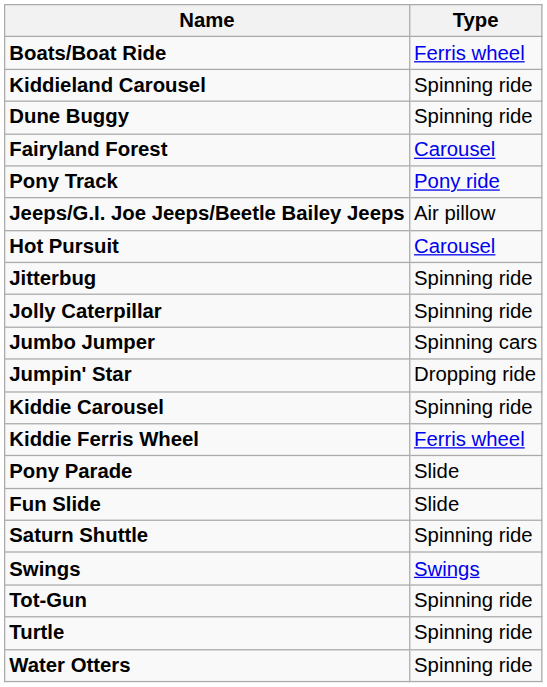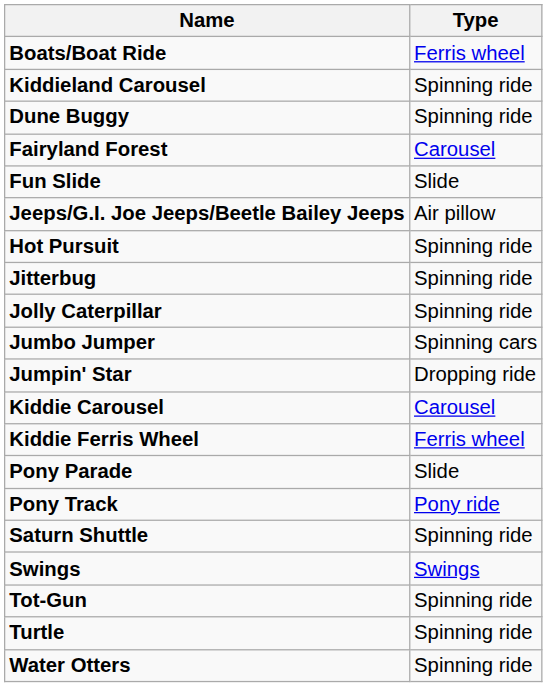rows swapped: (55, 504) <-> (64, 181)
(455, 246) Carousel -> (473, 246) Spinning ride
(473, 407) Spinning ride -> (455, 407) Carousel
